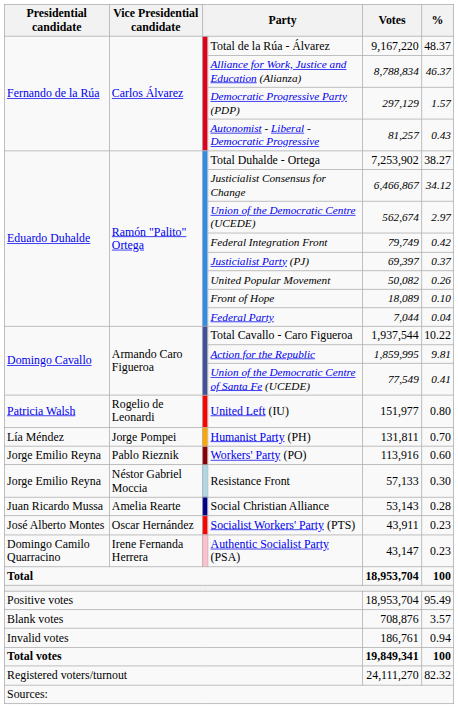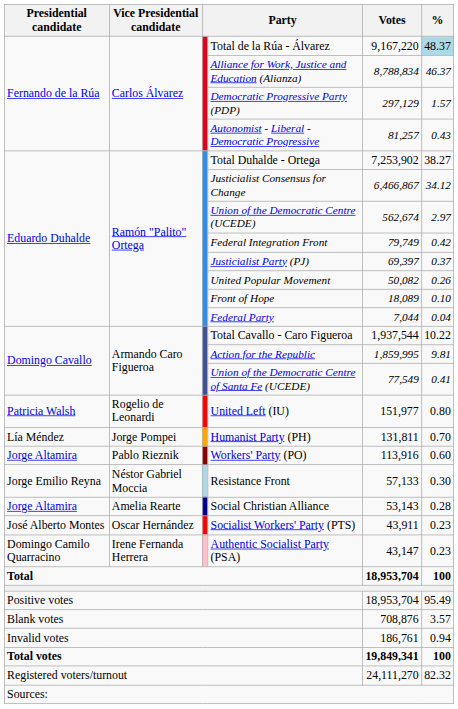(438, 45) no background -> (438, 45) lightblue background
(54, 455) Jorge Emilio Reyna -> (42, 455) Jorge Altamira
(55, 506) Juan Ricardo Mussa -> (42, 506) Jorge Altamira
